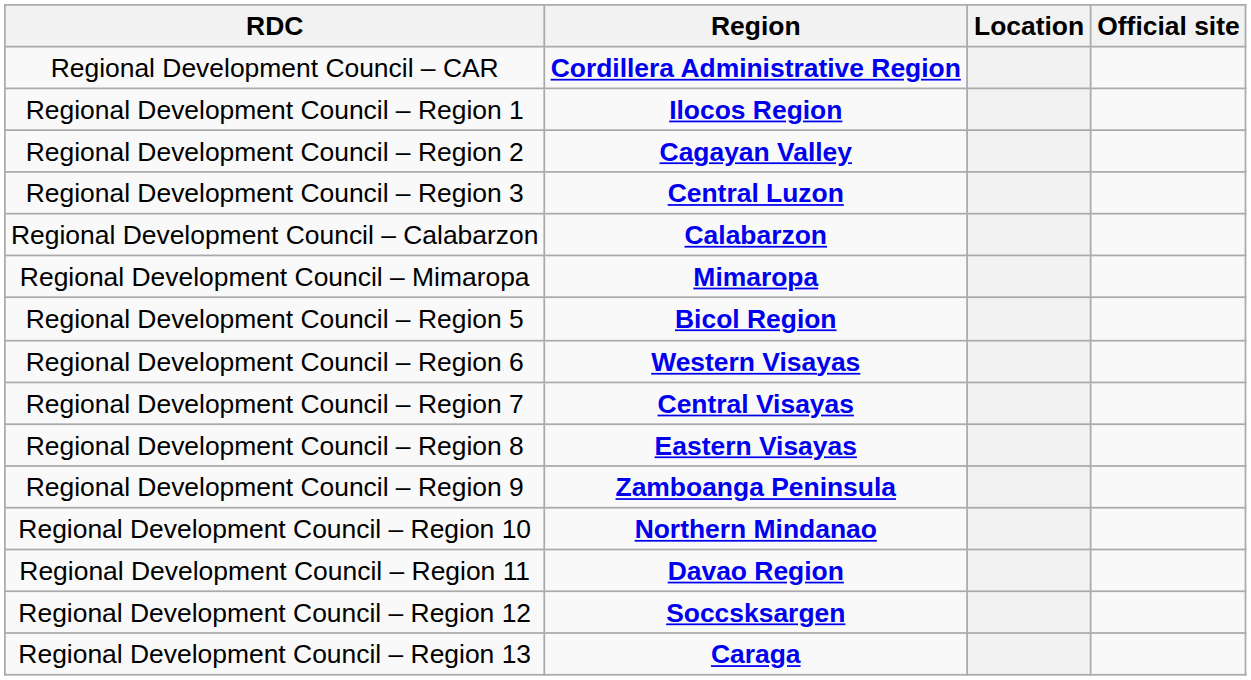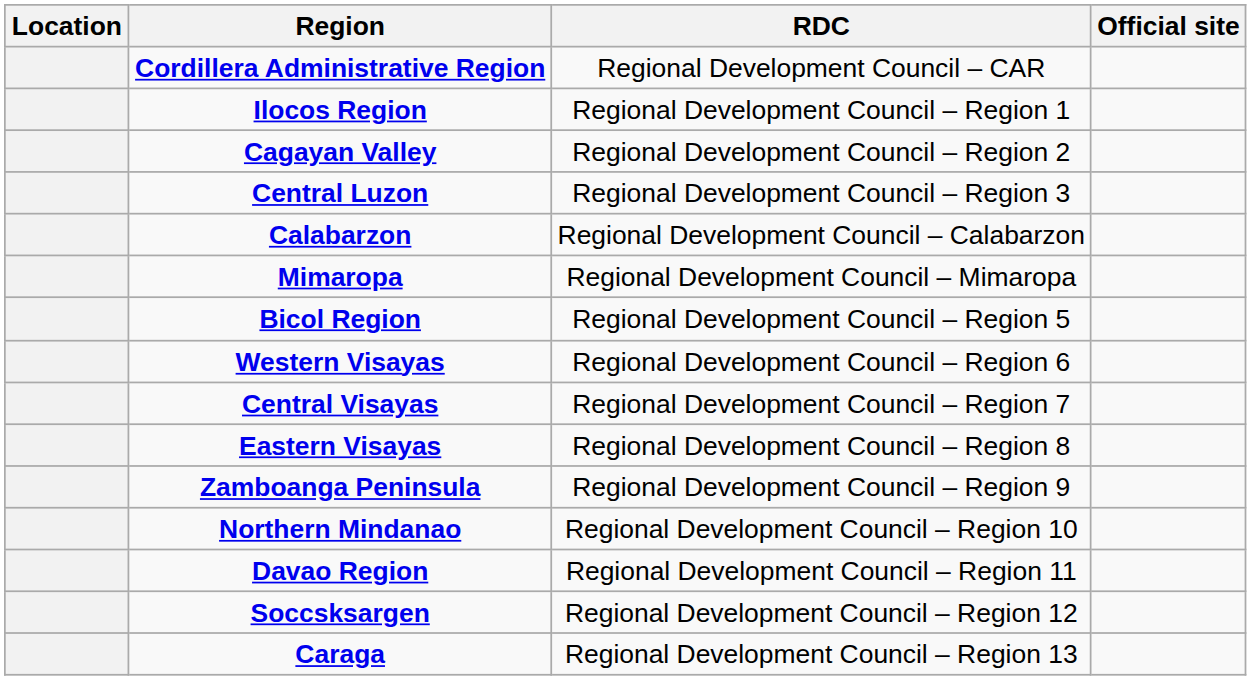columns swapped: (1029, 26) <-> (275, 26)
